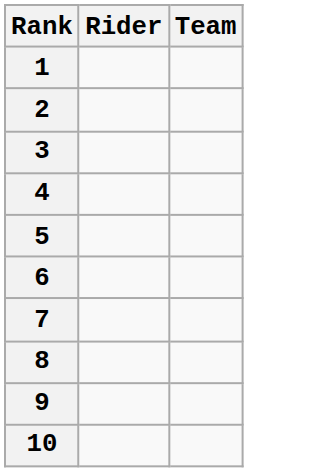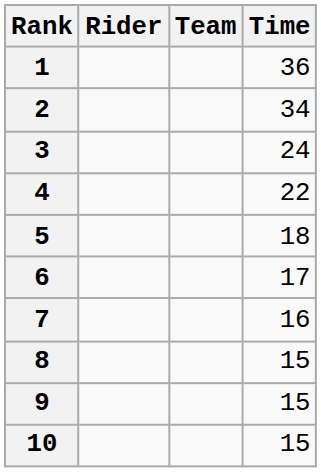+ column: (280, 26)
